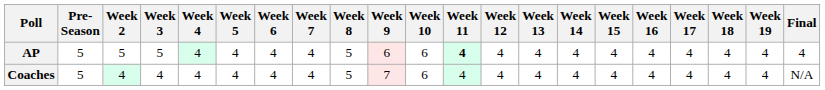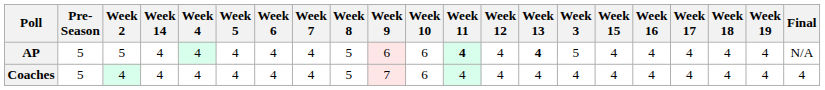columns swapped: (160, 23) <-> (576, 23)
(538, 53) normal -> (538, 53) bold
(802, 53) 4 -> (802, 53) N/A
(802, 75) N/A -> (802, 75) 4
